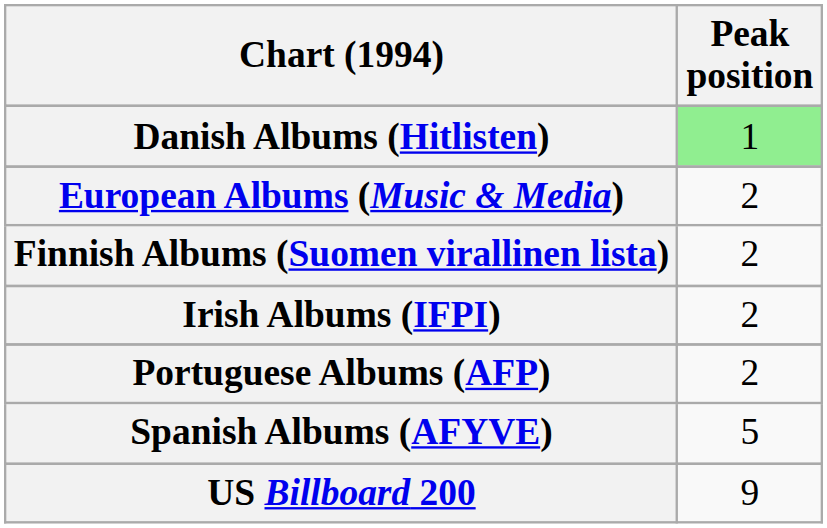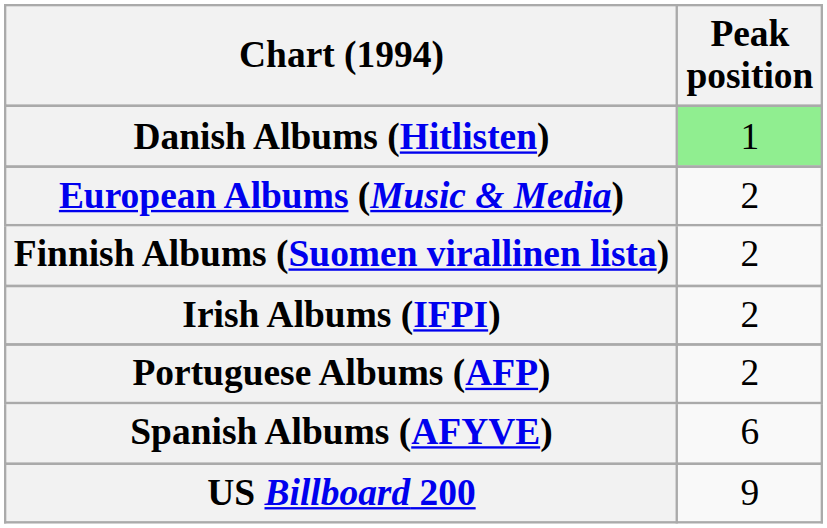(750, 432) 5 -> (750, 432) 6
